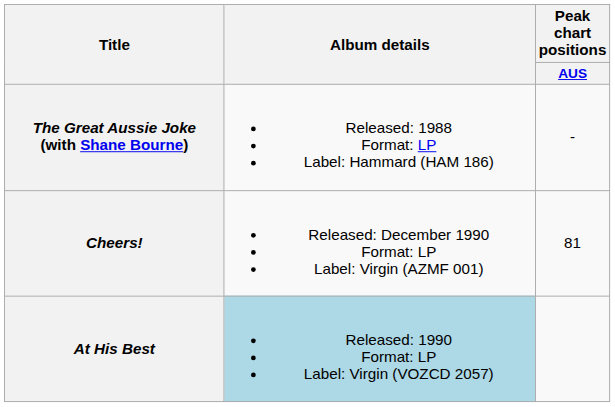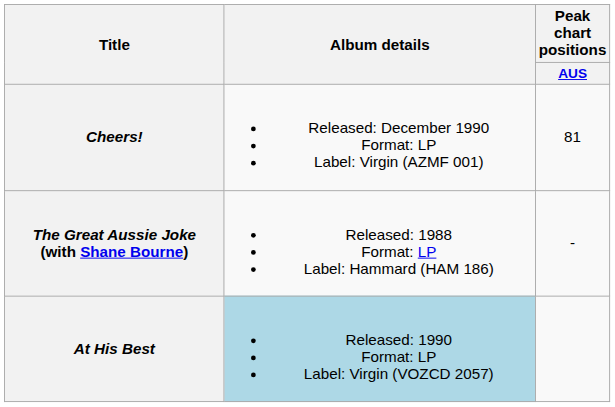rows swapped: (114, 137) <-> (114, 243)
